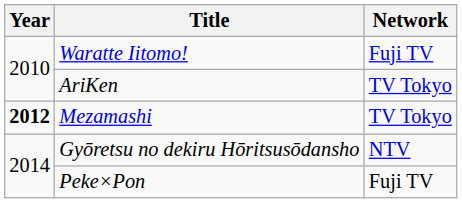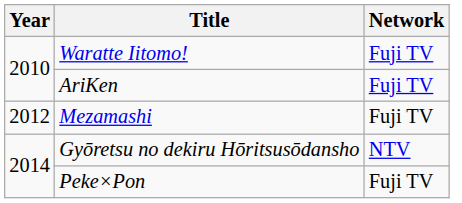(410, 85) TV Tokyo -> (401, 85) Fuji TV
(30, 117) bold -> (30, 117) normal
(410, 117) TV Tokyo -> (401, 117) Fuji TV
